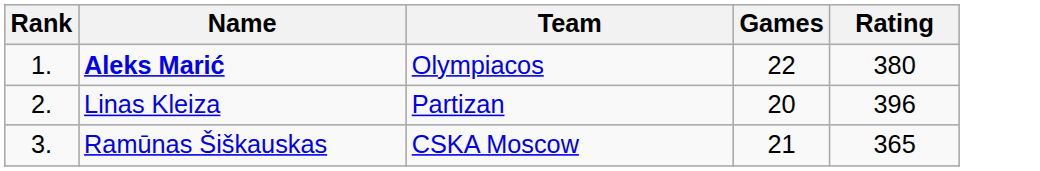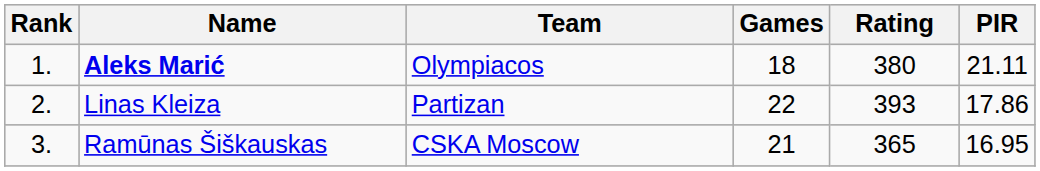+ column: (997, 24)
(782, 64) 22 -> (782, 64) 18
(782, 104) 20 -> (782, 104) 22
(895, 104) 396 -> (895, 104) 393
